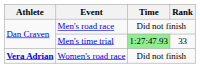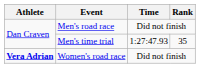(149, 41) lightgreen background -> (149, 41) no background
(183, 41) 33 -> (183, 41) 35
